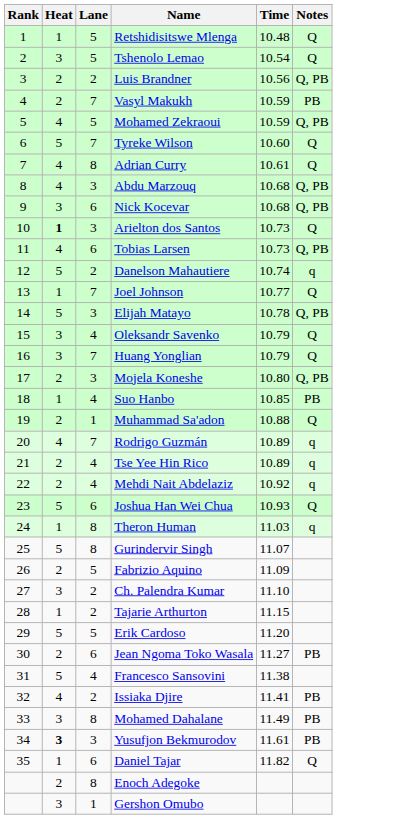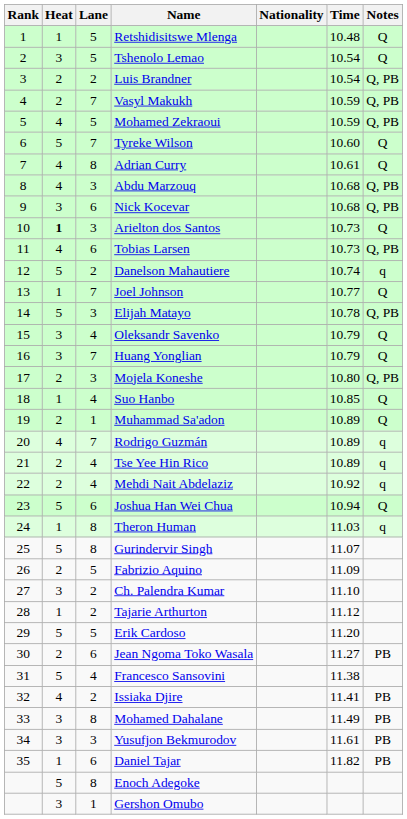+ column: (291, 15)
(274, 79) 10.56 -> (345, 79) 10.54
(312, 100) PB -> (383, 100) Q, PB
(312, 398) PB -> (383, 398) Q
(274, 420) 10.88 -> (345, 420) 10.89
(274, 505) 10.93 -> (345, 505) 10.94
(274, 611) 11.15 -> (345, 611) 11.12
(59, 739) bold -> (59, 739) normal
(312, 761) Q -> (383, 761) PB
(59, 782) 2 -> (59, 782) 5
